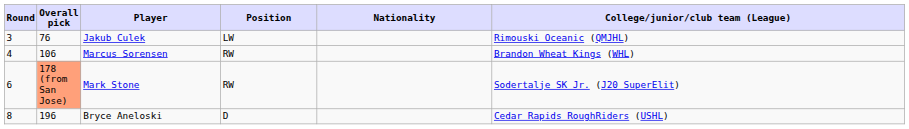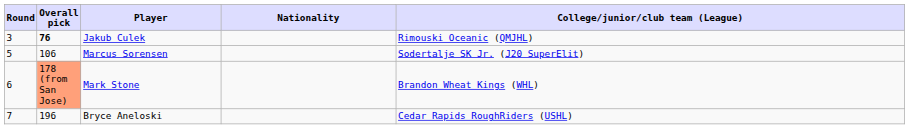- column: (269, 17)
(45, 38) normal -> (45, 38) bold
(9, 53) 4 -> (9, 53) 5
(564, 53) Brandon Wheat Kings (WHL) -> (491, 53) Sodertalje SK Jr. (J20 SuperElit)
(587, 85) Sodertalje SK Jr. (J20 SuperElit) -> (469, 85) Brandon Wheat Kings (WHL)
(9, 116) 8 -> (9, 116) 7
